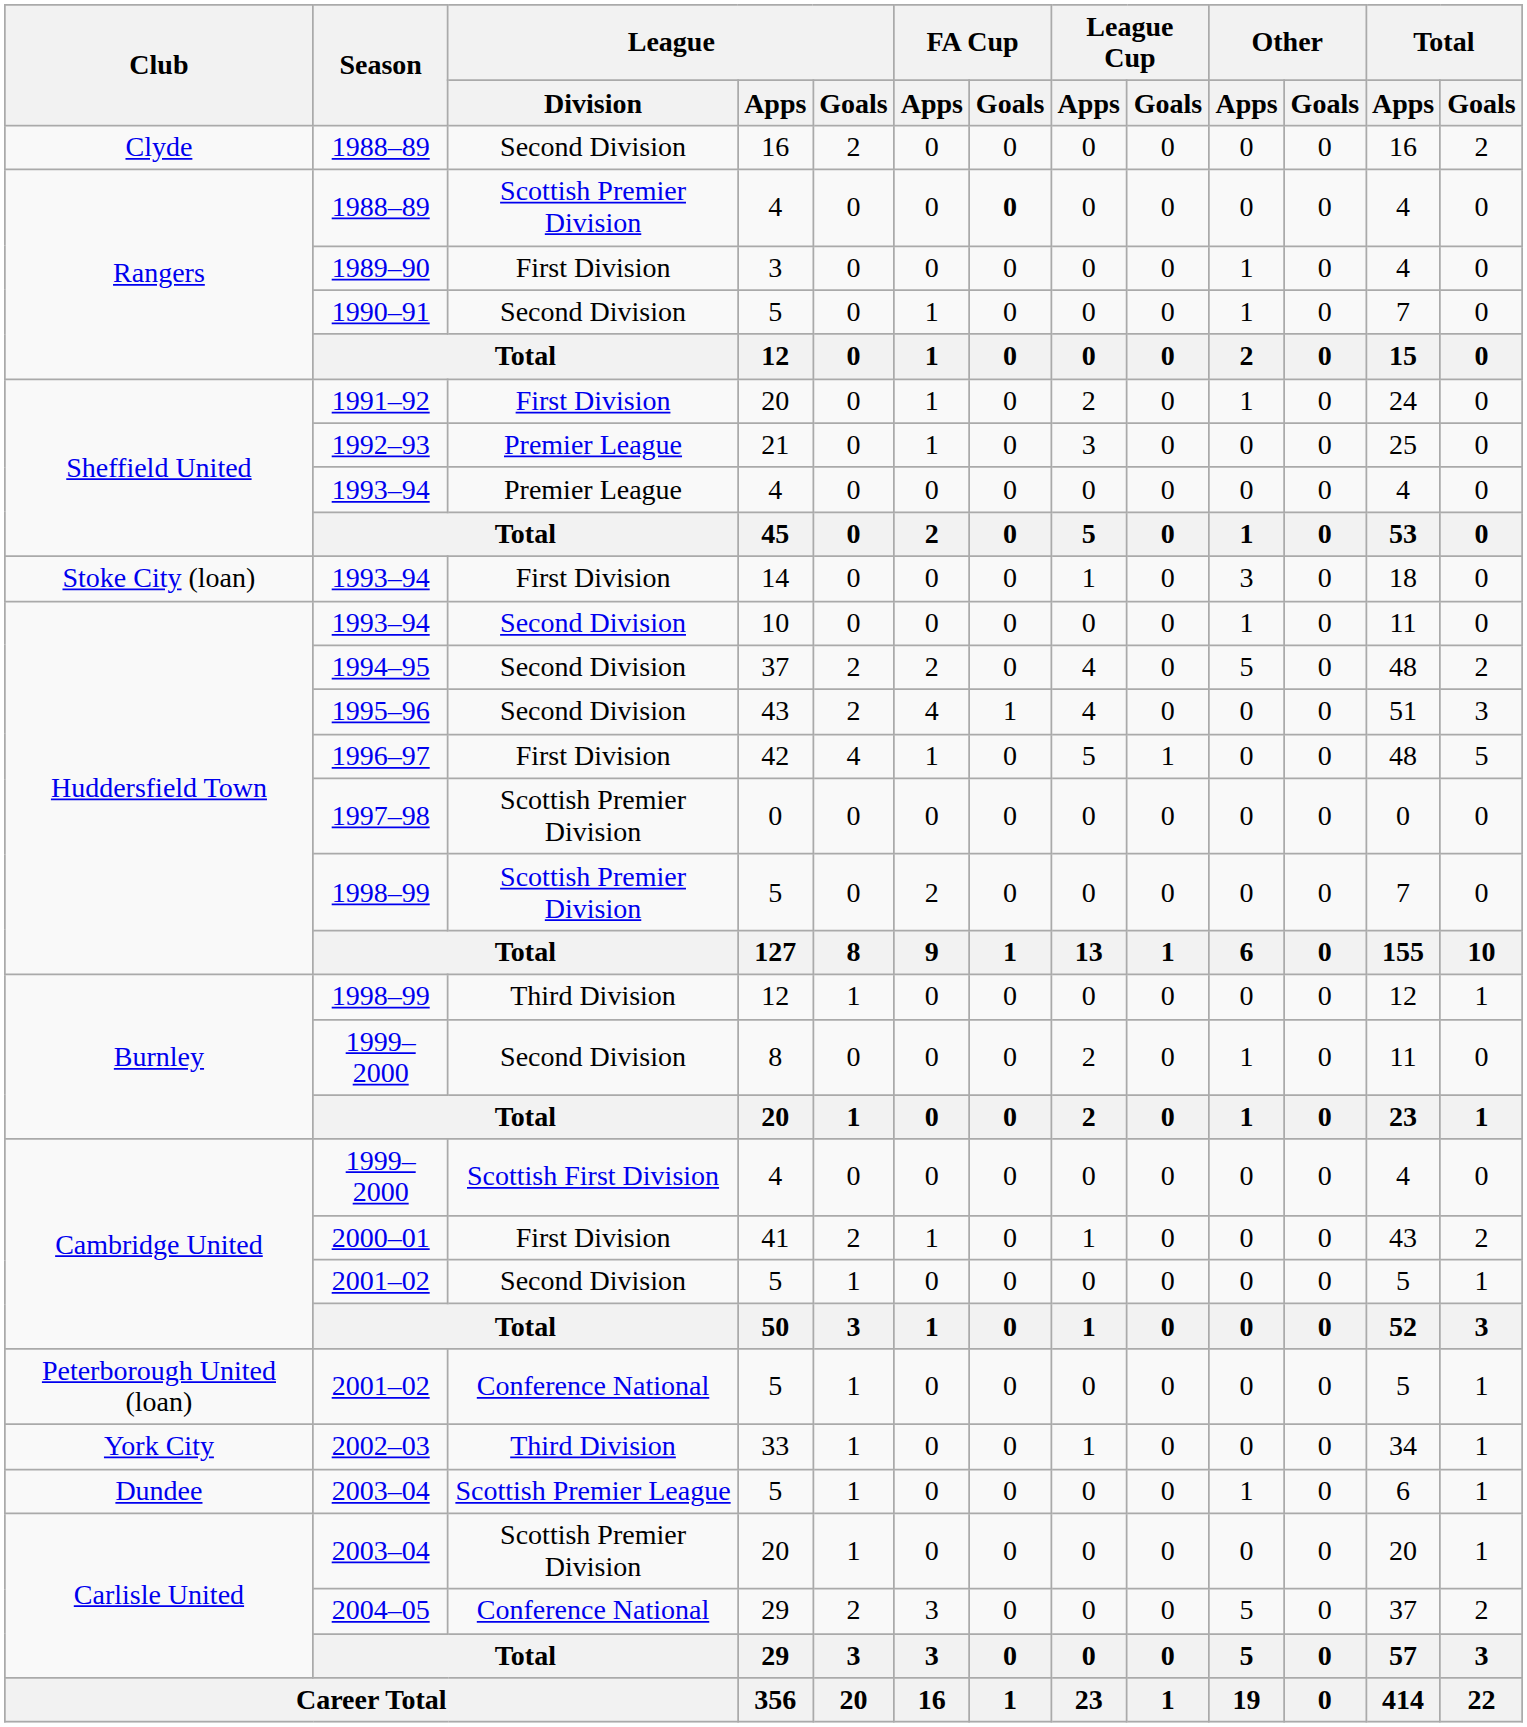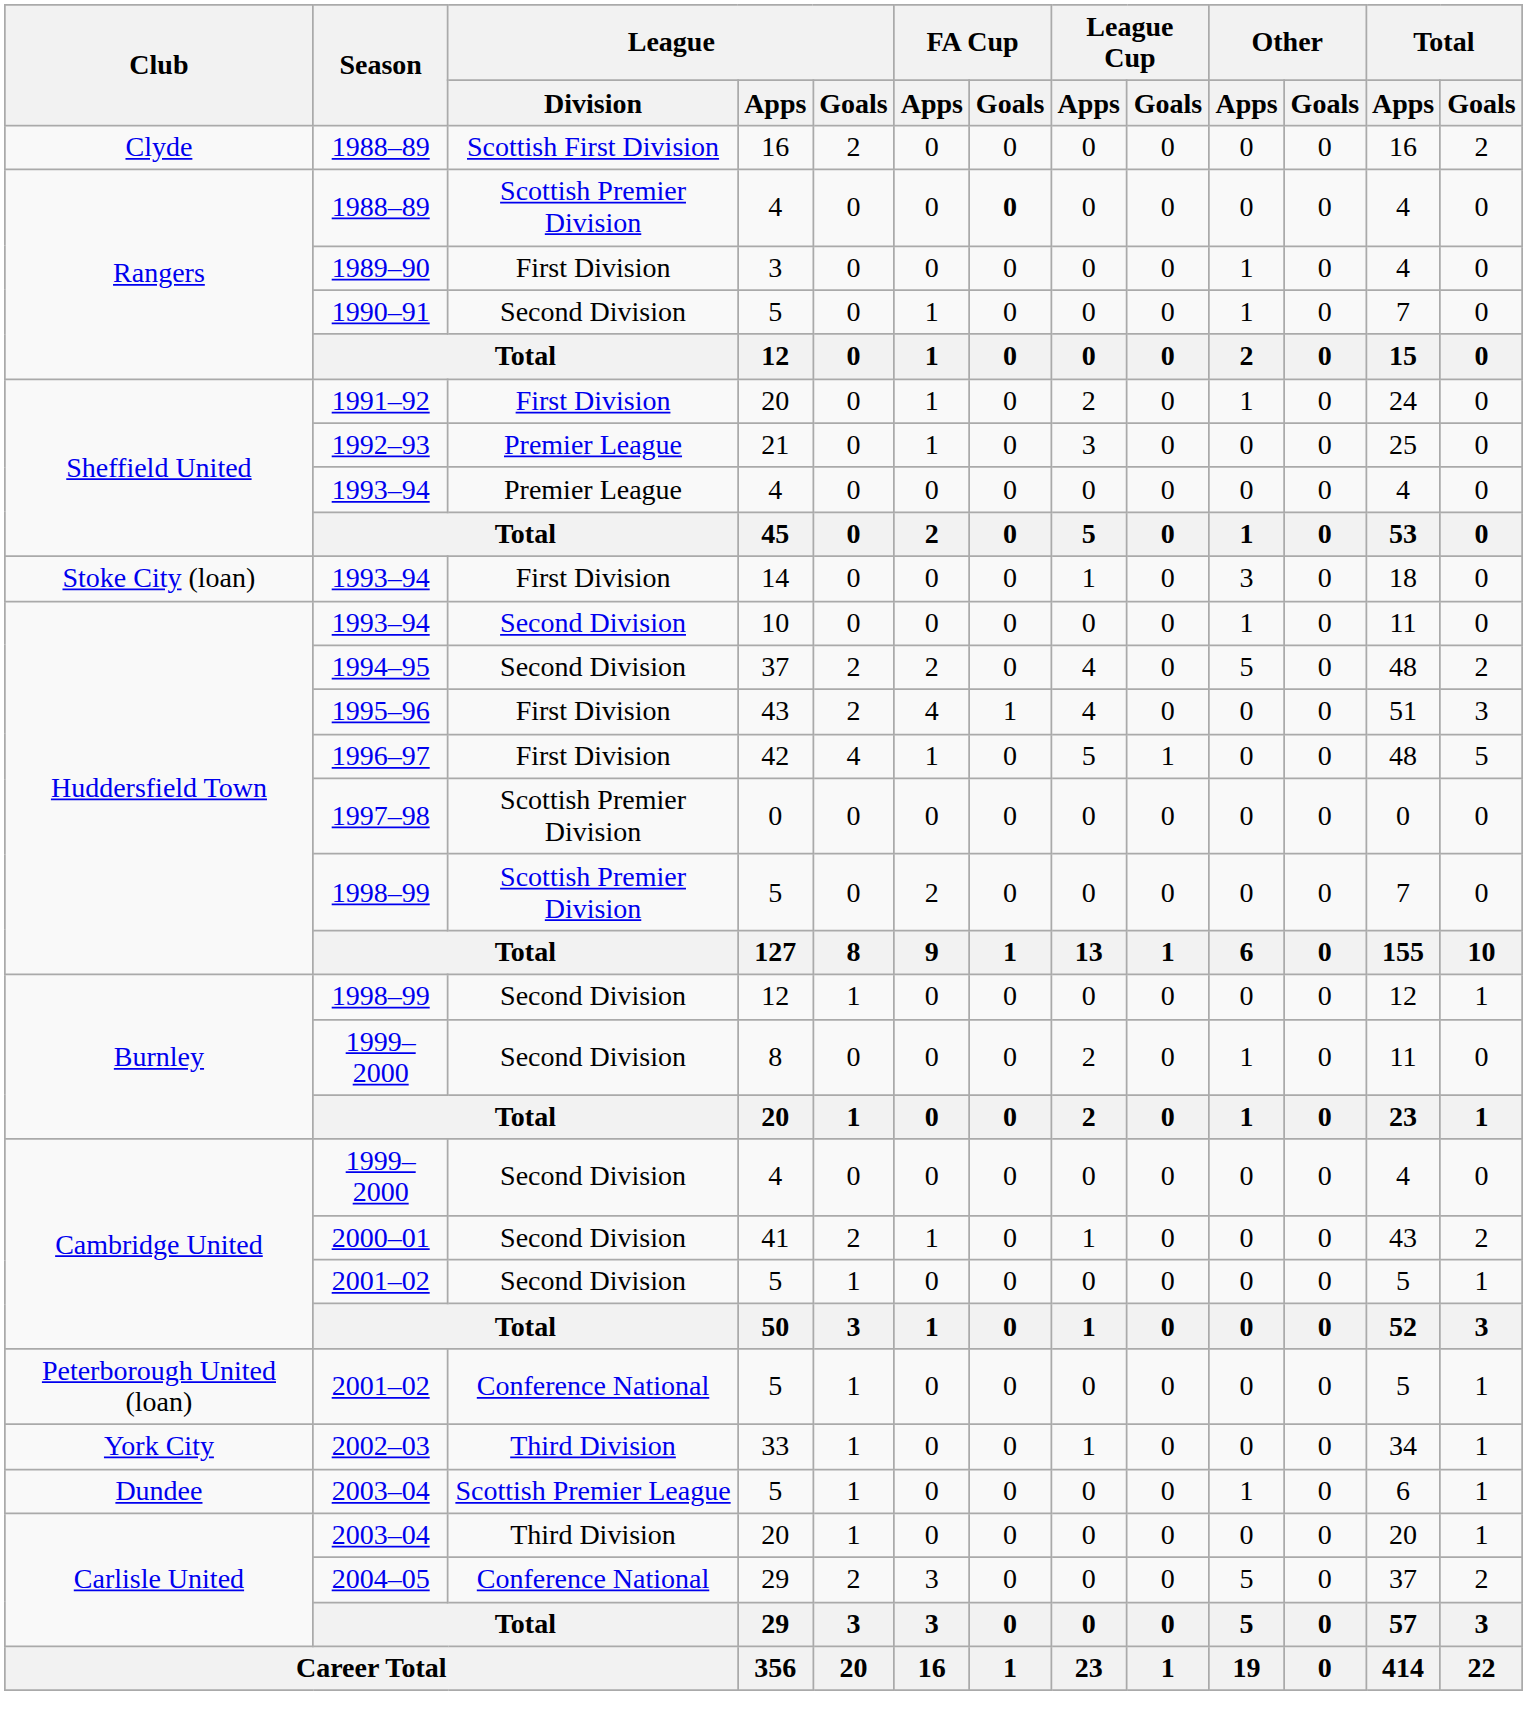(593, 147) Second Division -> (593, 147) Scottish First Division
(593, 711) Second Division -> (593, 711) First Division
(593, 996) Third Division -> (593, 996) Second Division
(593, 1176) Scottish First Division -> (593, 1176) Second Division
(593, 1237) First Division -> (593, 1237) Second Division
(593, 1550) Scottish Premier Division -> (593, 1534) Third Division
